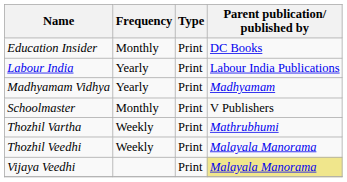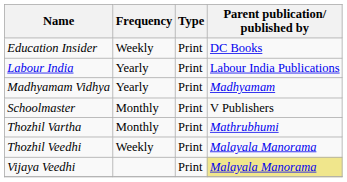(137, 48) Monthly -> (135, 48) Weekly
(135, 127) Weekly -> (137, 127) Monthly
